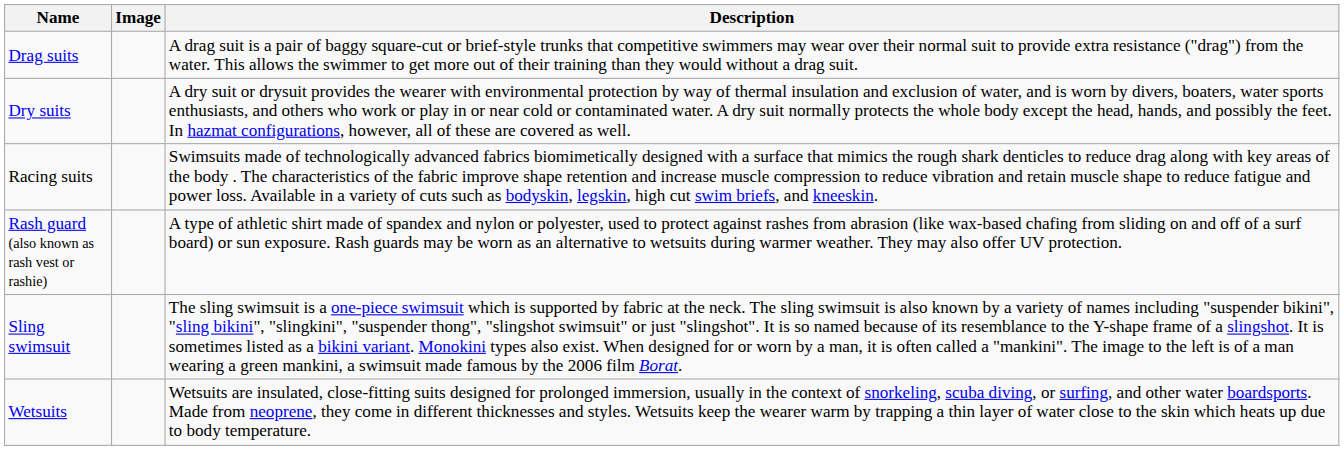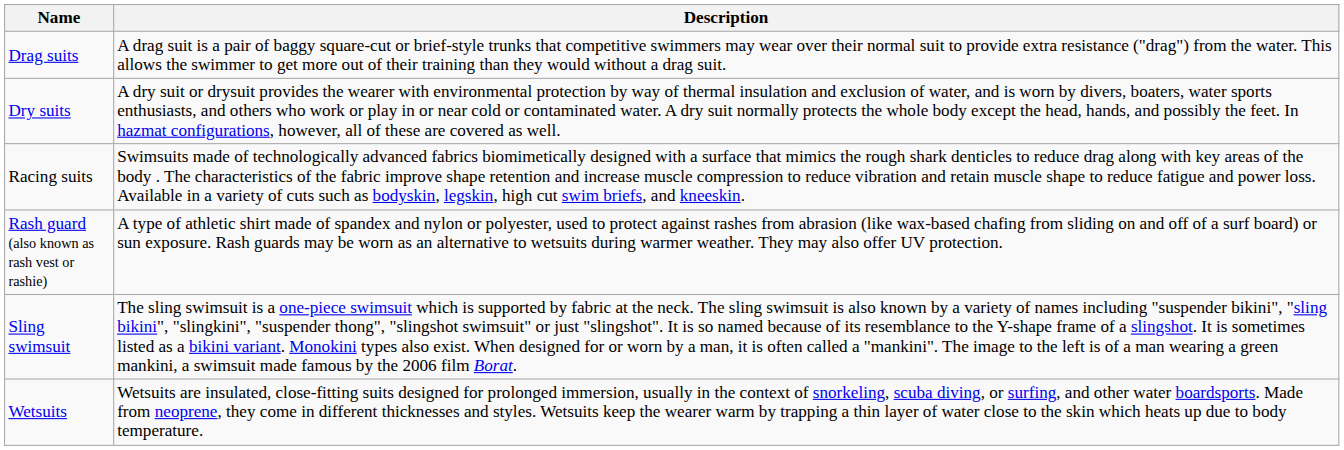- column: (138, 18)
